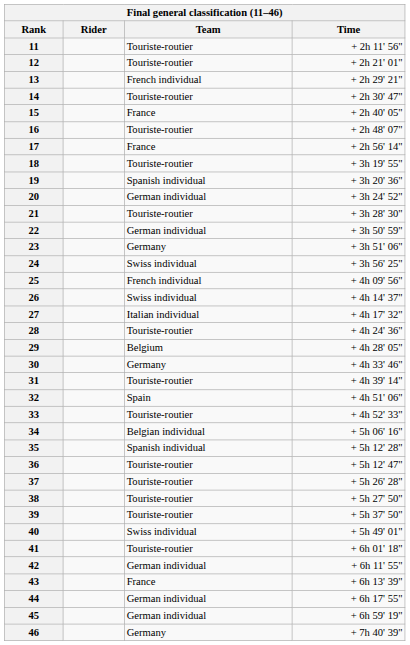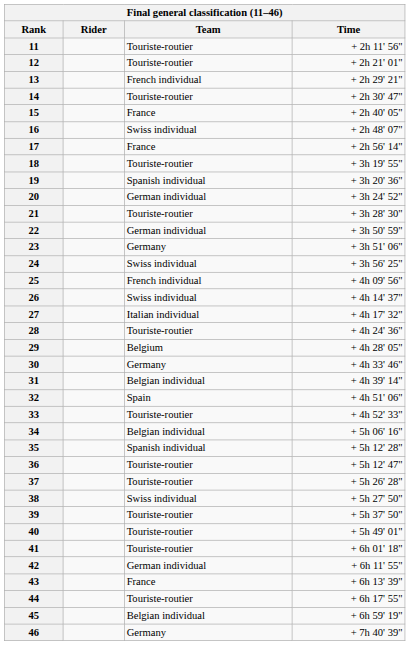(160, 130) Touriste-routier -> (162, 130) Swiss individual
(160, 381) Touriste-routier -> (166, 381) Belgian individual
(160, 498) Touriste-routier -> (162, 498) Swiss individual
(162, 532) Swiss individual -> (160, 532) Touriste-routier
(166, 599) German individual -> (160, 599) Touriste-routier
(166, 615) German individual -> (166, 615) Belgian individual
